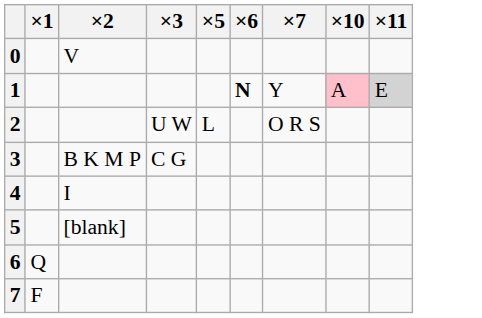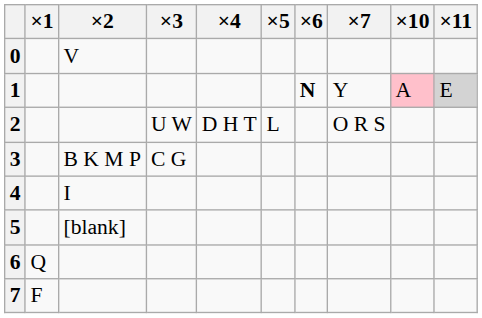+ column: (229, 21)
